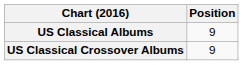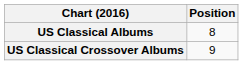(212, 32) 9 -> (212, 32) 8
